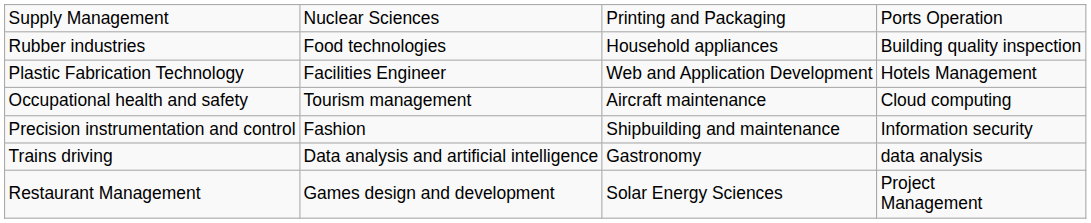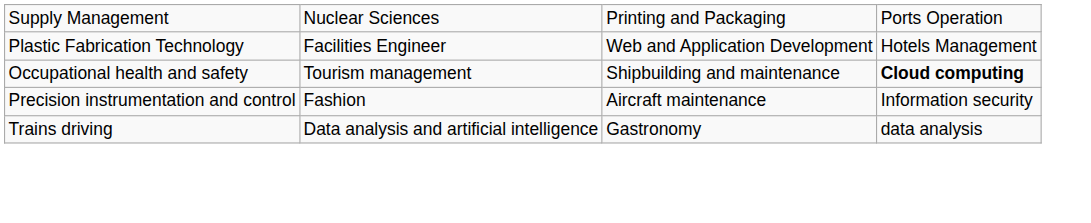- row: (77, 45)
(686, 101) Aircraft maintenance -> (723, 73) Shipbuilding and maintenance
(946, 101) normal -> (952, 73) bold
(723, 128) Shipbuilding and maintenance -> (686, 101) Aircraft maintenance
- row: (105, 194)
